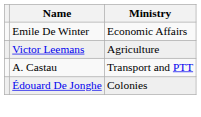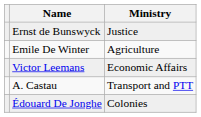+ row: (56, 31)
(147, 31) Economic Affairs -> (133, 49) Agriculture
(133, 49) Agriculture -> (147, 67) Economic Affairs
